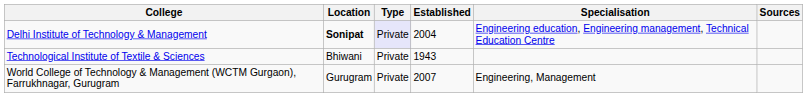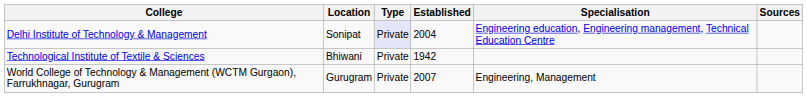(345, 34) bold -> (343, 34) normal
(425, 56) 1943 -> (425, 56) 1942
